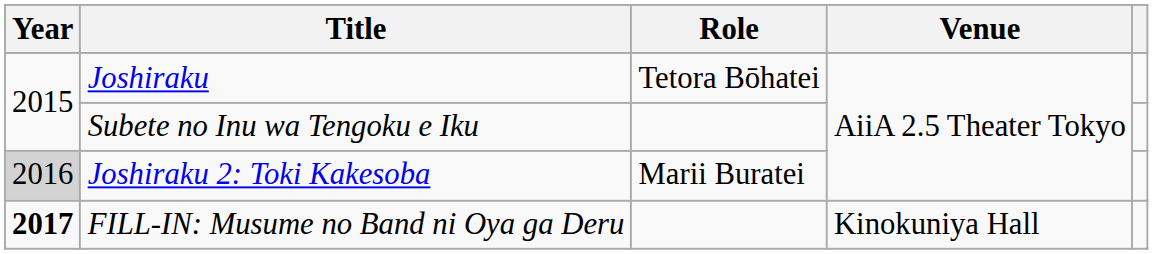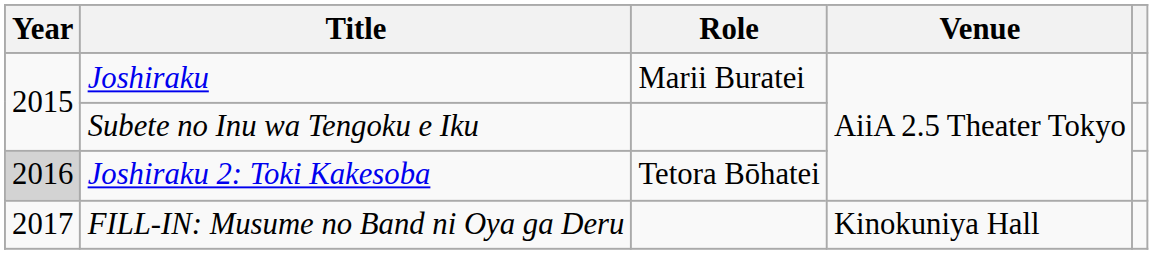(729, 77) Tetora Bōhatei -> (722, 77) Marii Buratei
(722, 175) Marii Buratei -> (729, 175) Tetora Bōhatei
(43, 223) bold -> (43, 223) normal
